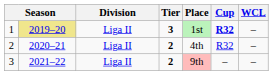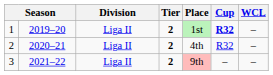(47, 29) khaki background -> (47, 29) no background
(171, 29) 3 -> (171, 29) 2
